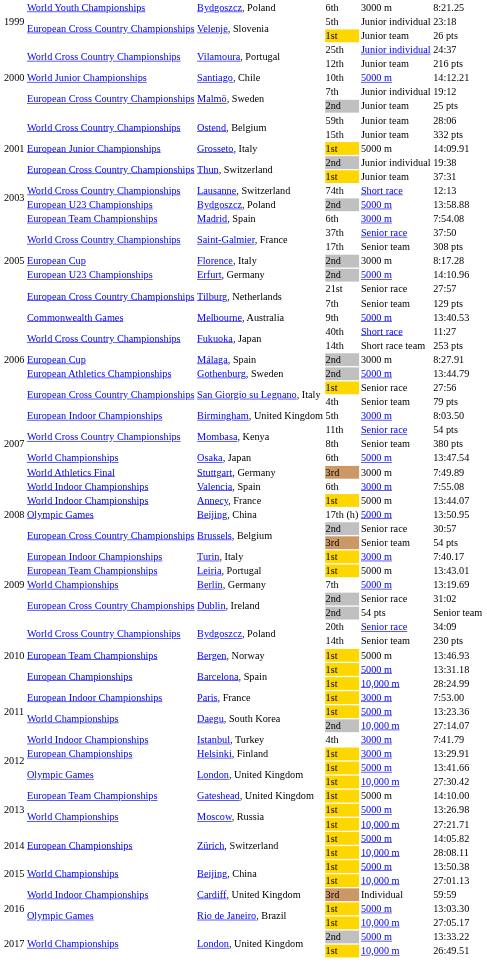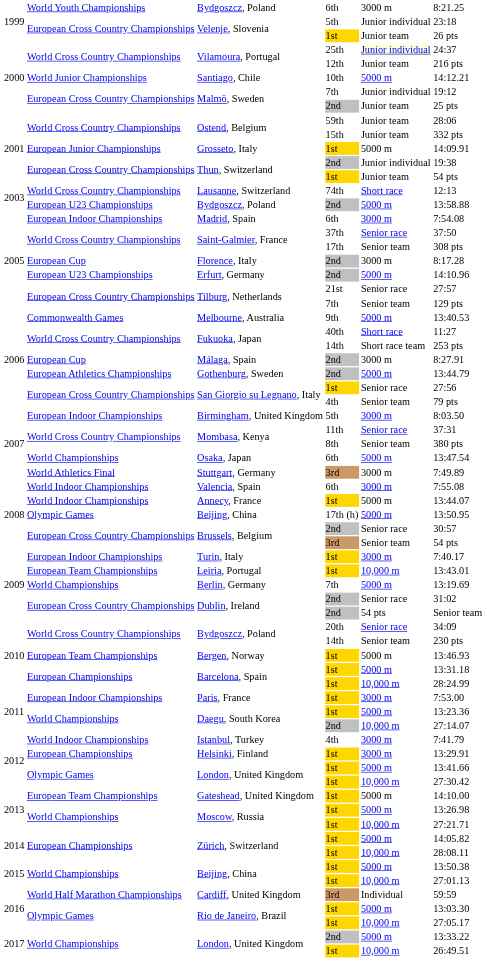(396, 50) no background -> (396, 50) lightyellow background
(445, 176) 37:31 -> (446, 176) 54 pts
(92, 219) European Team Championships -> (95, 219) European Indoor Championships
(446, 430) 54 pts -> (445, 430) 37:31
(376, 571) 5000 m -> (380, 571) 10,000 m
(88, 894) World Indoor Championships -> (104, 894) World Half Marathon Championships
